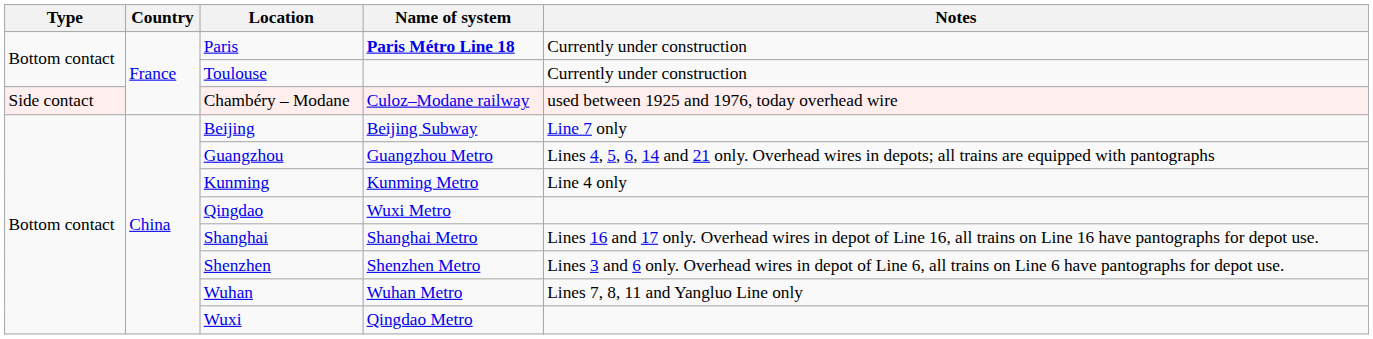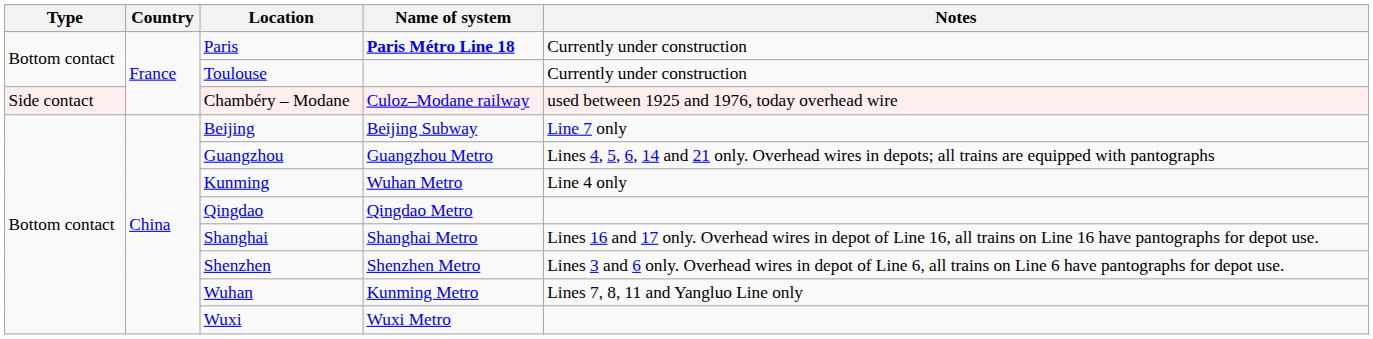(423, 182) Kunming Metro -> (415, 182) Wuhan Metro
(409, 210) Wuxi Metro -> (420, 210) Qingdao Metro
(415, 292) Wuhan Metro -> (423, 292) Kunming Metro
(420, 319) Qingdao Metro -> (409, 319) Wuxi Metro
